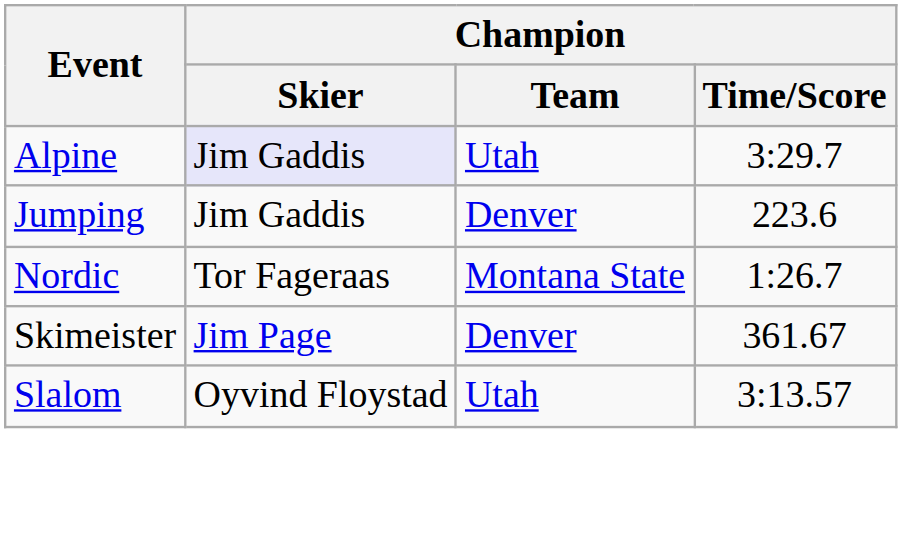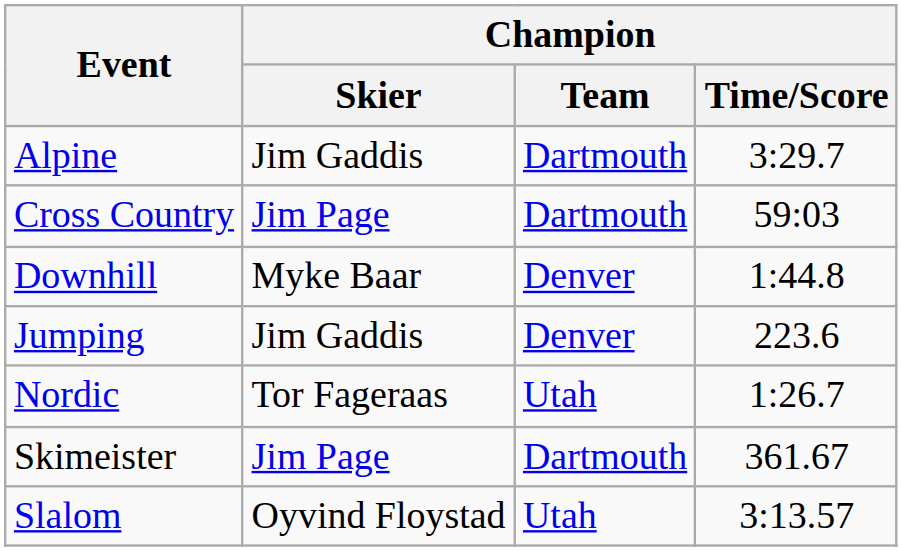(279, 154) lavender background -> (337, 154) no background
(502, 154) Utah -> (605, 154) Dartmouth
+ row: (124, 214)
+ row: (86, 275)
(575, 275) Montana State -> (560, 395) Utah
(521, 335) Denver -> (605, 455) Dartmouth
